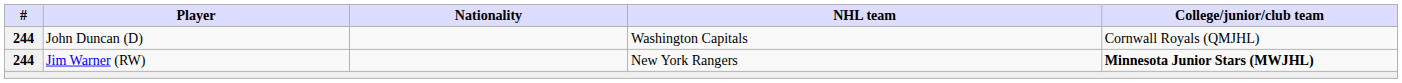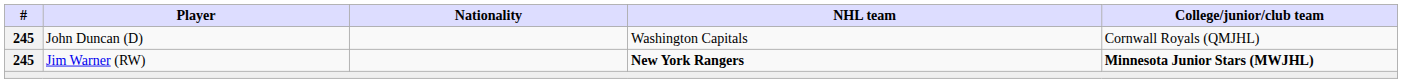(24, 37) 244 -> (24, 37) 245
(24, 60) 244 -> (24, 60) 245
(684, 60) normal -> (687, 60) bold
